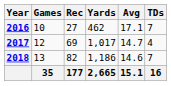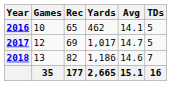(72, 27) 27 -> (72, 27) 65
(131, 27) 17.1 -> (131, 27) 14.1
(150, 27) 7 -> (150, 27) 5
(150, 42) 4 -> (150, 42) 5
